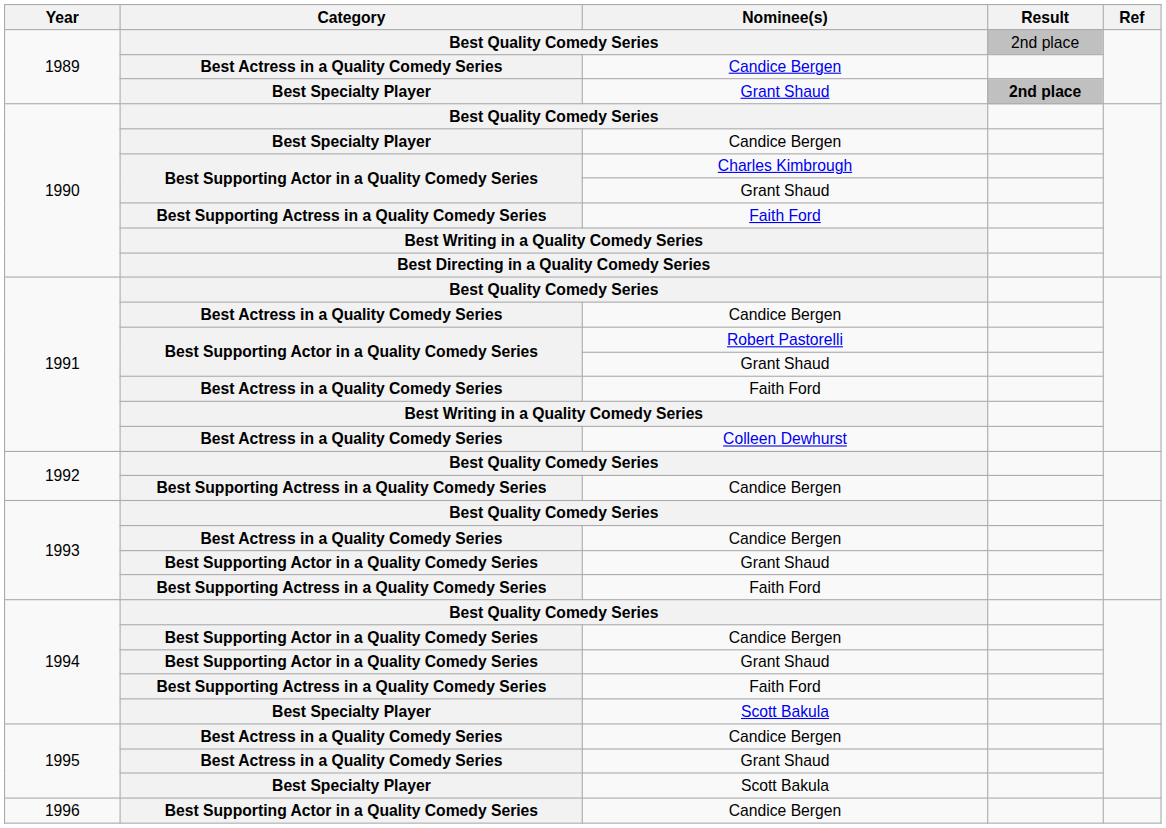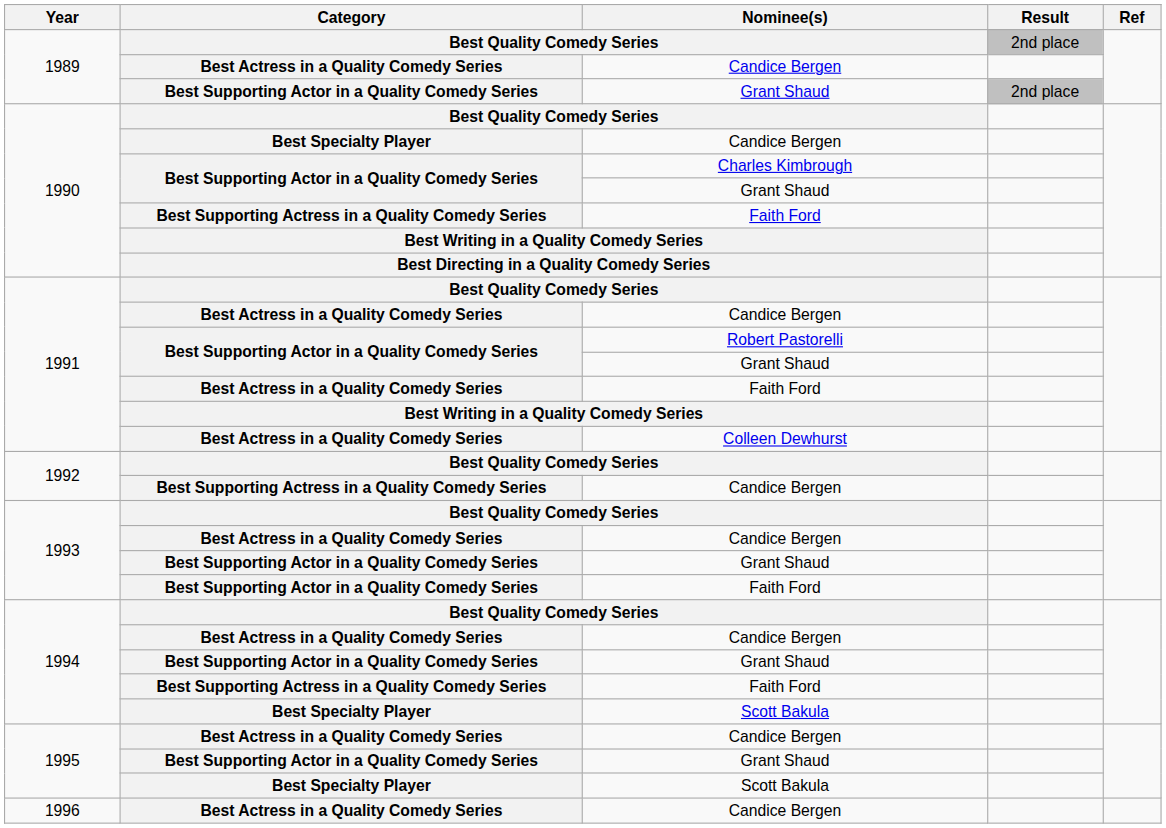(351, 92) Best Specialty Player -> (351, 92) Best Supporting Actor in a Quality Comedy Series
(1045, 92) bold -> (1045, 92) normal
(351, 588) Best Supporting Actress in a Quality Comedy Series -> (351, 588) Best Supporting Actor in a Quality Comedy Series
(351, 637) Best Supporting Actor in a Quality Comedy Series -> (351, 637) Best Actress in a Quality Comedy Series
(351, 761) Best Actress in a Quality Comedy Series -> (351, 761) Best Supporting Actor in a Quality Comedy Series
(351, 811) Best Supporting Actor in a Quality Comedy Series -> (351, 811) Best Actress in a Quality Comedy Series
